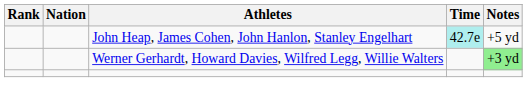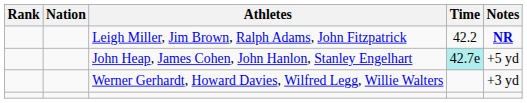+ row: (249, 37)
(503, 59) lightgreen background -> (503, 80) no background
